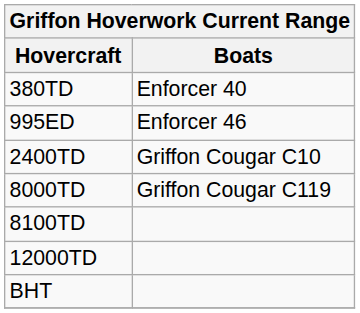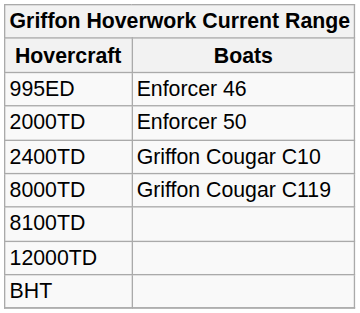- row: (42, 88)
+ row: (47, 122)
